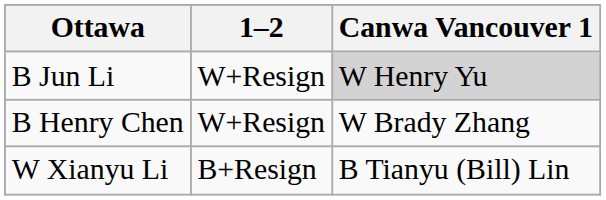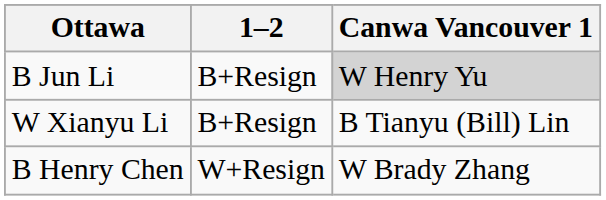(261, 75) W+Resign -> (257, 75) B+Resign
rows swapped: (90, 169) <-> (98, 122)
